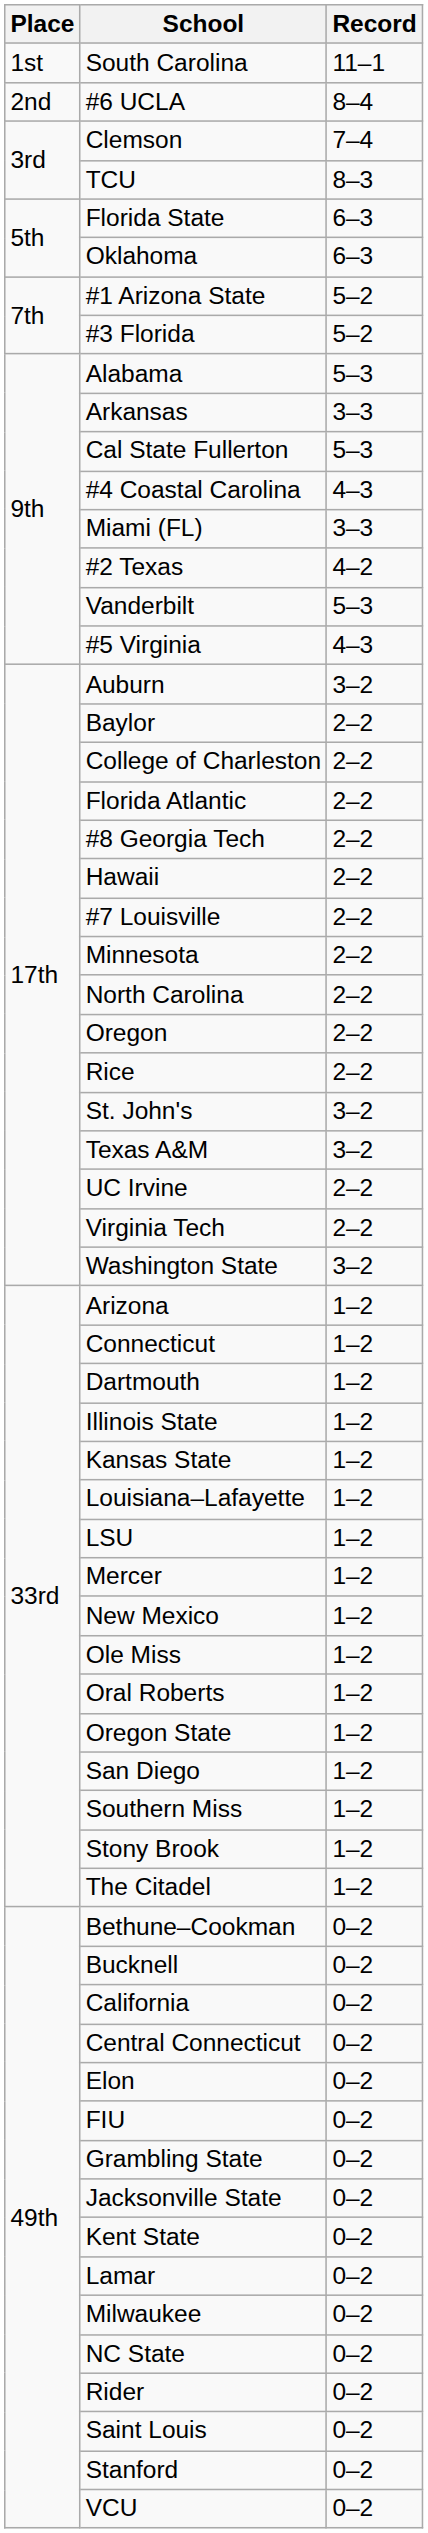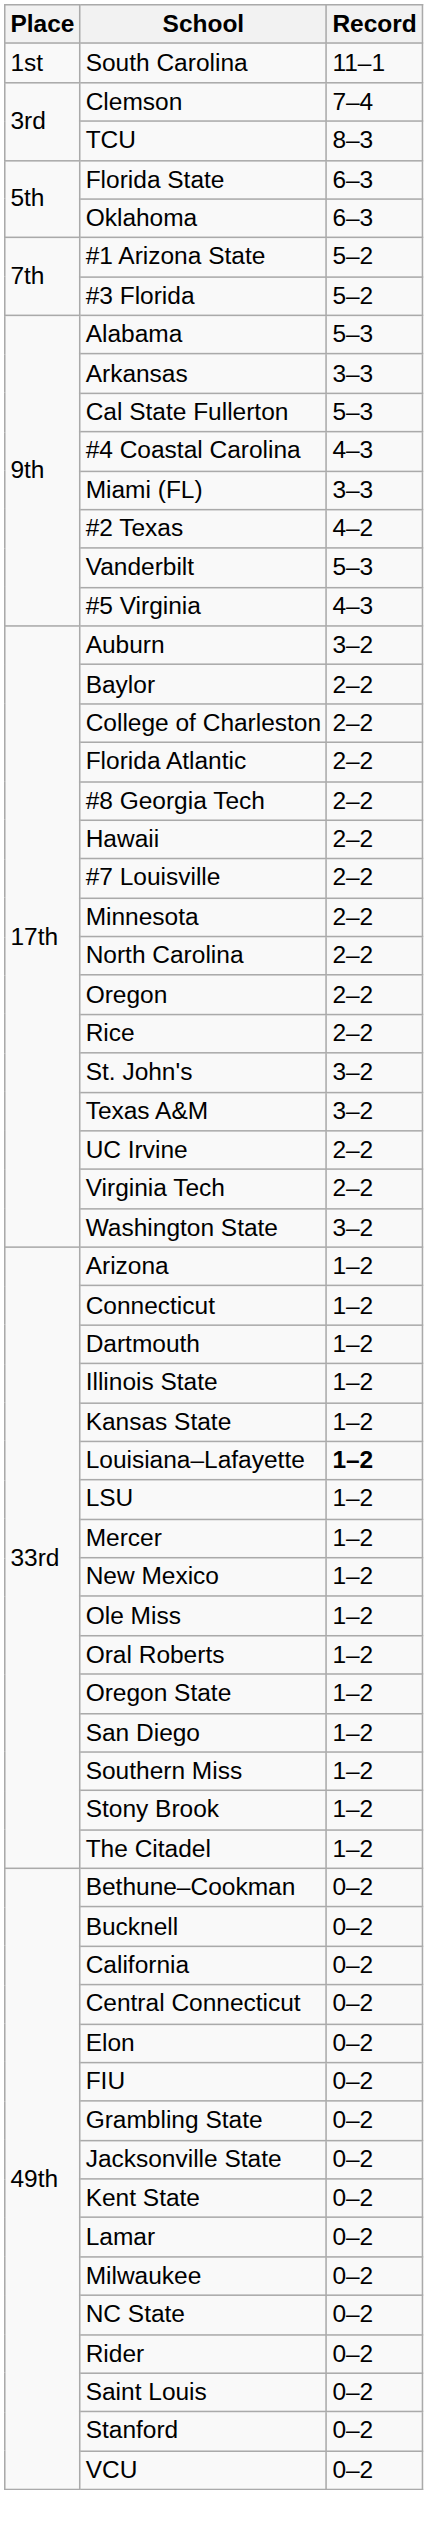- row: (135, 101)
(353, 1499) normal -> (353, 1460) bold
